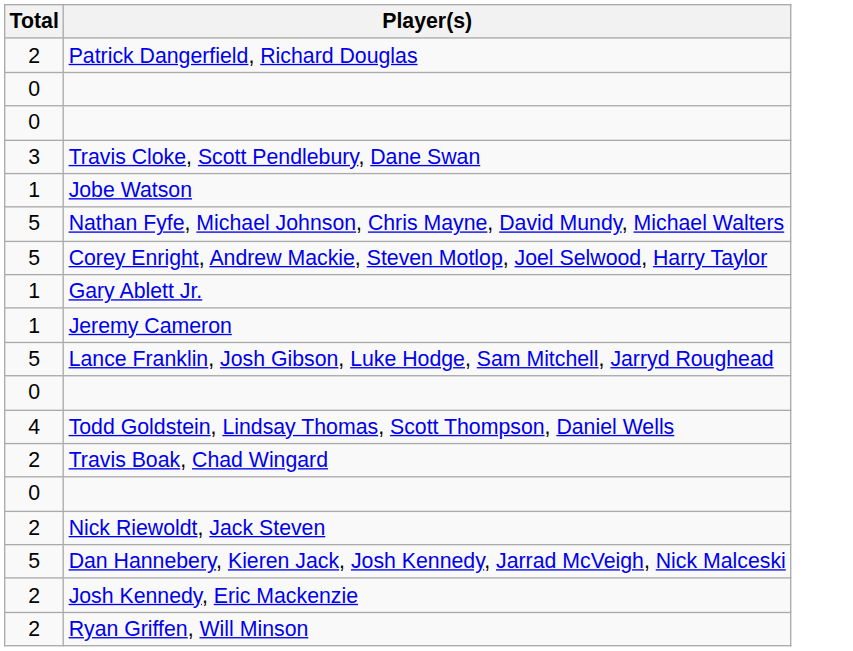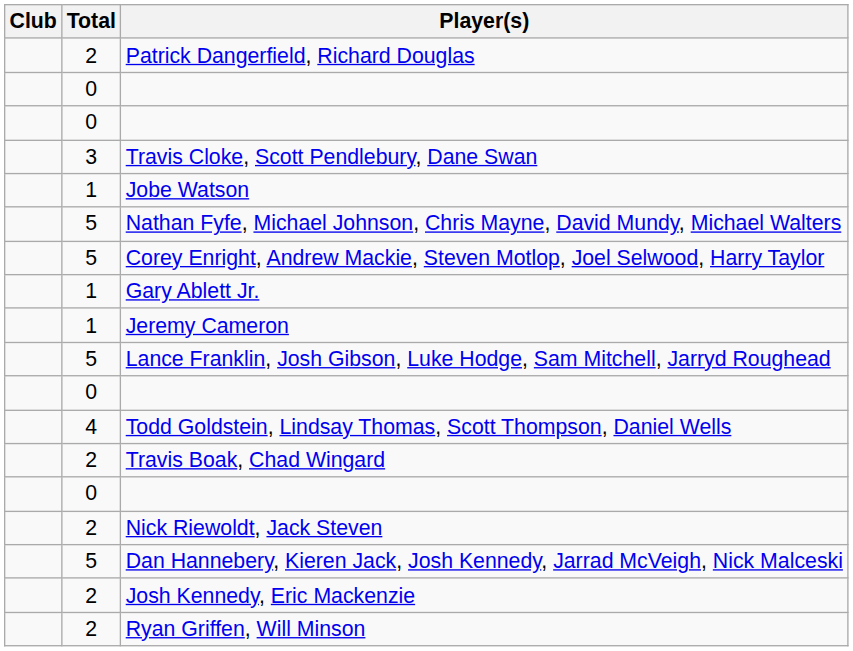+ column: (33, 21)
